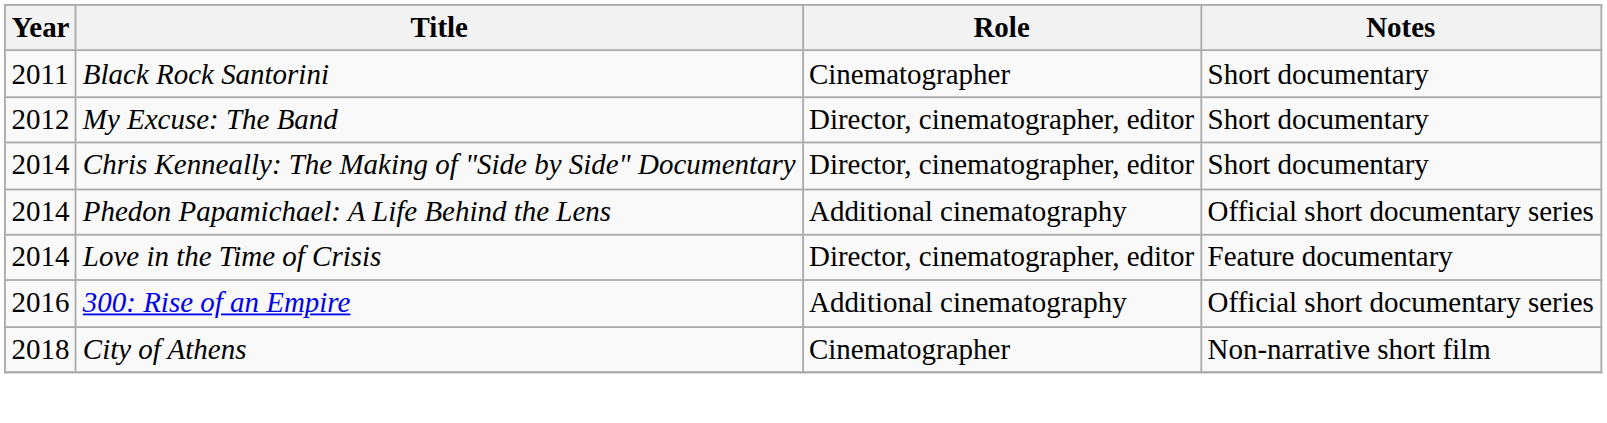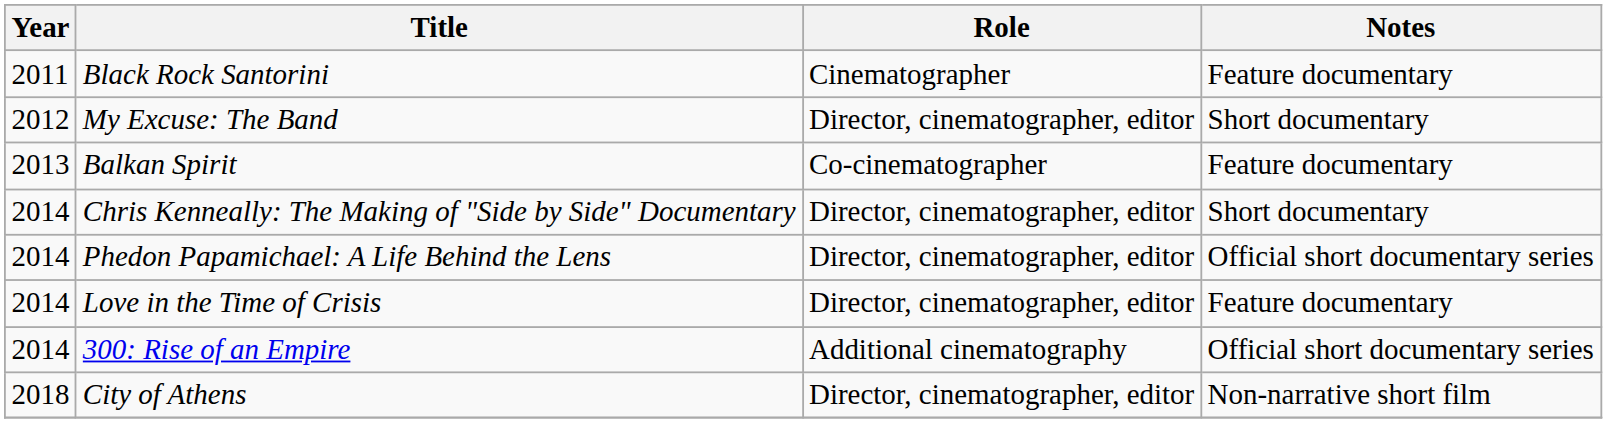(1318, 73) Short documentary -> (1330, 73) Feature documentary
+ row: (160, 165)
(968, 211) Additional cinematography -> (1002, 257) Director, cinematographer, editor
(41, 303) 2016 -> (41, 348) 2014
(910, 348) Cinematographer -> (1002, 394) Director, cinematographer, editor
